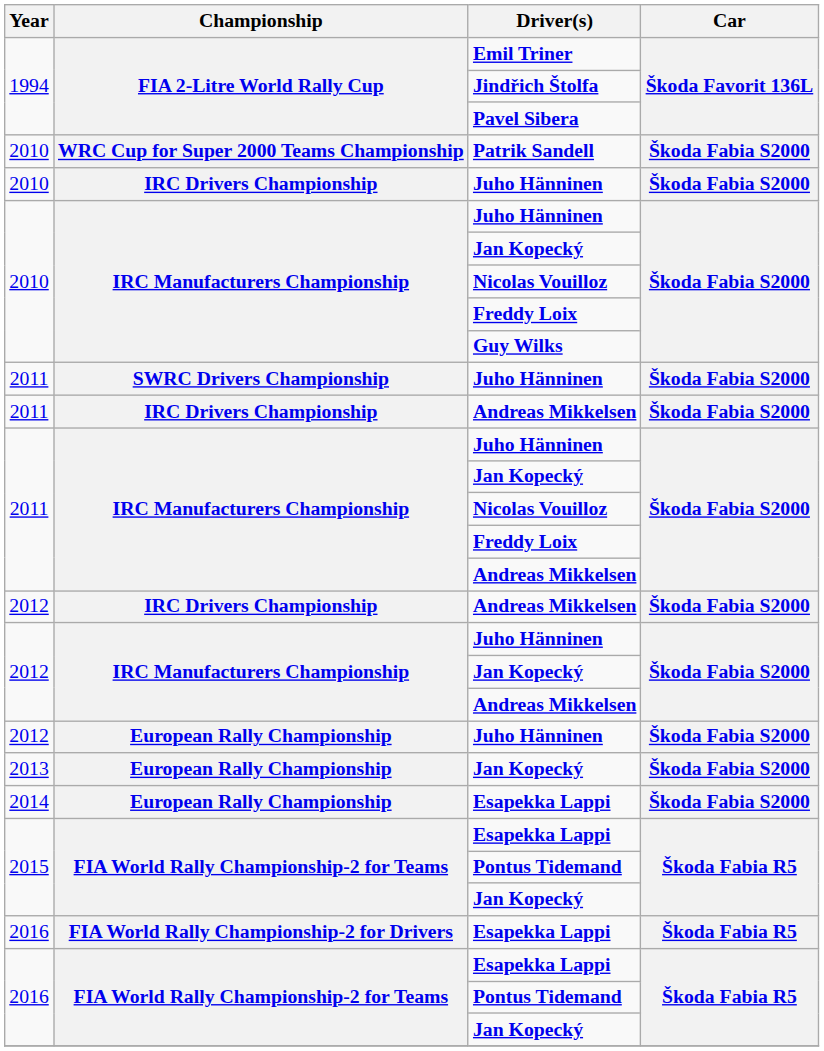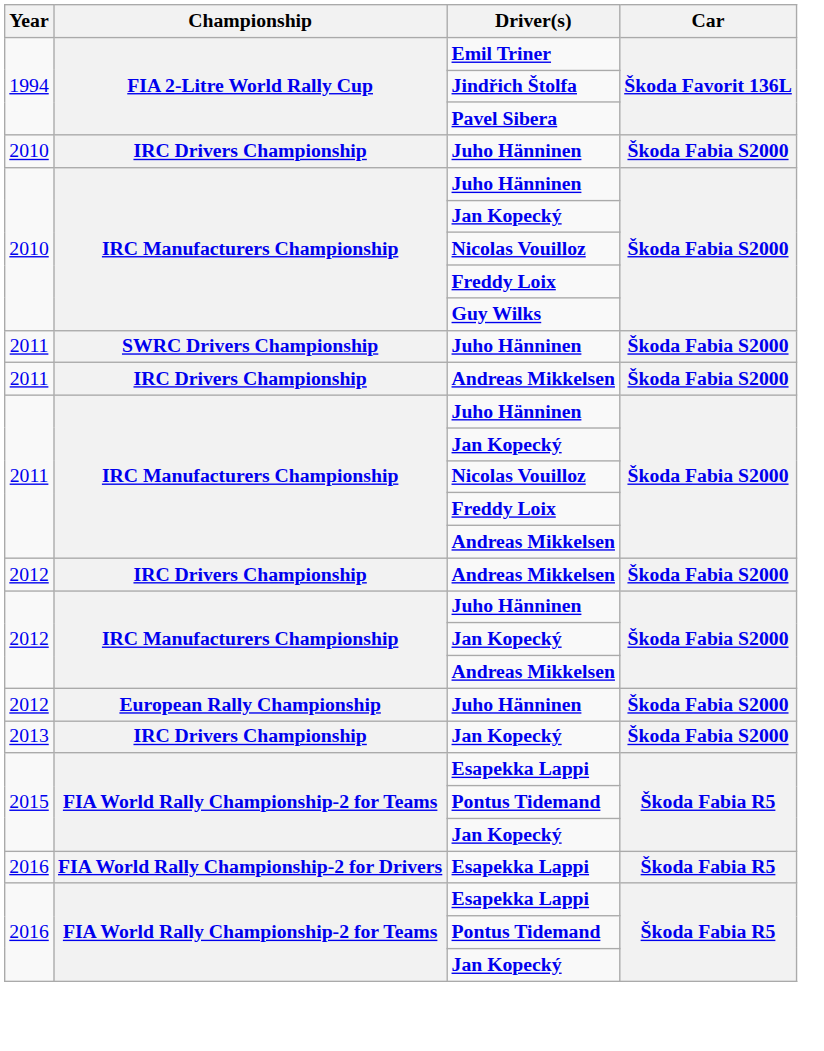- row: (29, 151)
(261, 769) European Rally Championship -> (250, 736) IRC Drivers Championship
- row: (29, 802)
